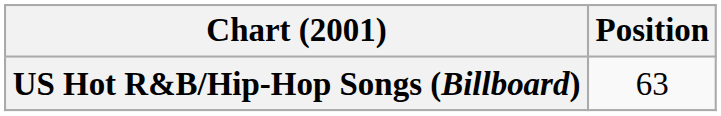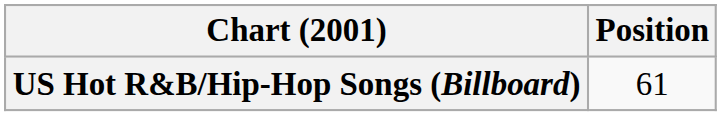(652, 82) 63 -> (652, 82) 61
